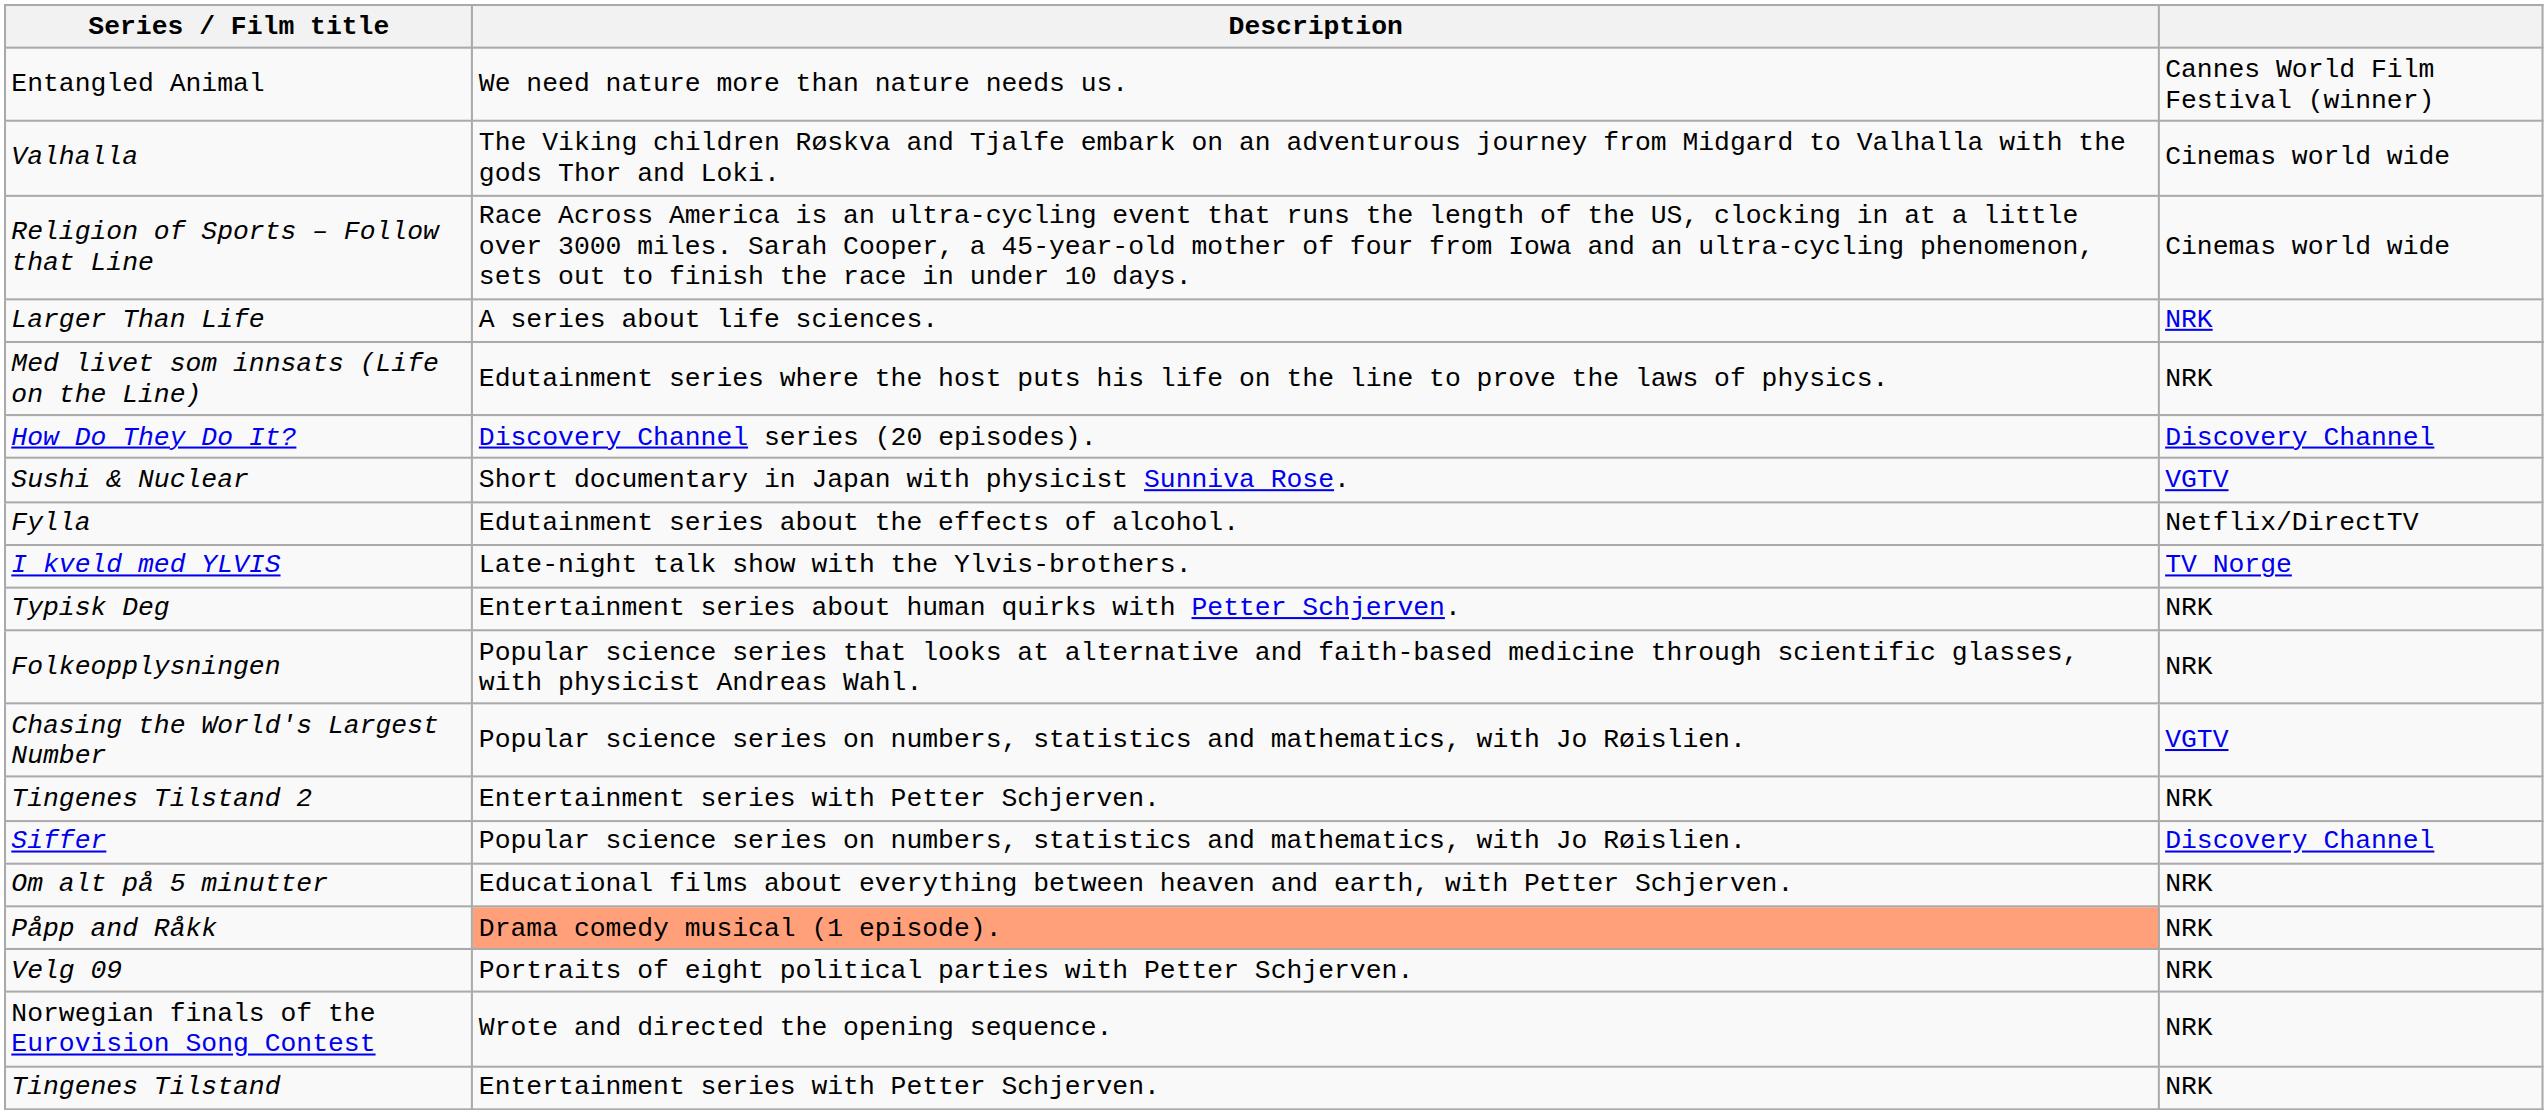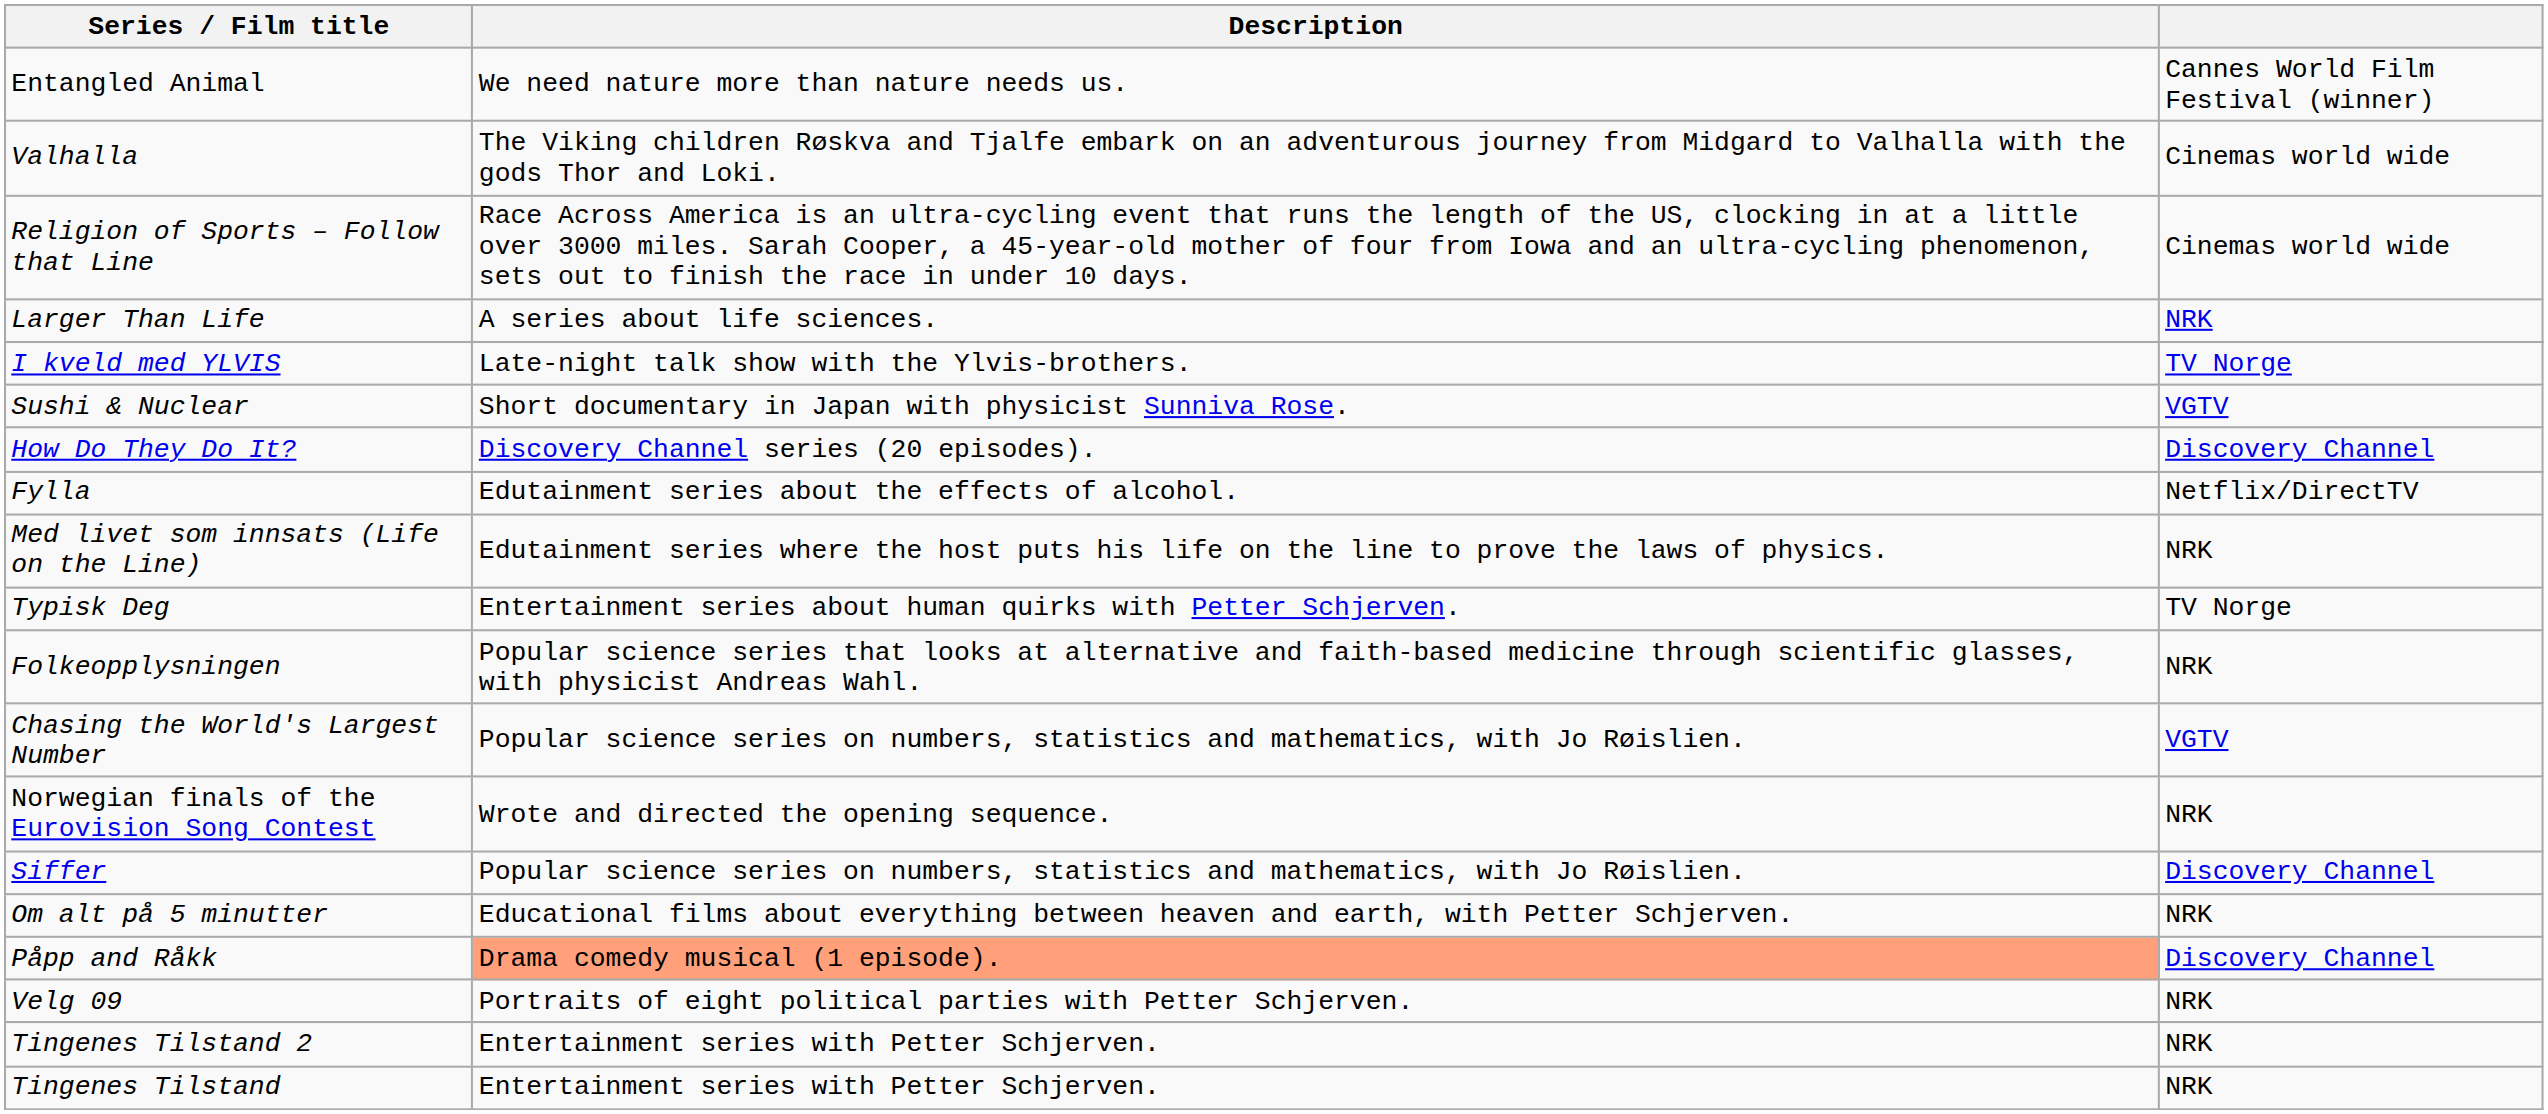rows swapped: (225, 379) <-> (146, 566)
rows swapped: (130, 480) <-> (154, 437)
(2189, 609) NRK -> (2228, 609) TV Norge
rows swapped: (193, 1029) <-> (162, 799)
(2189, 928) NRK -> (2300, 958) Discovery Channel
